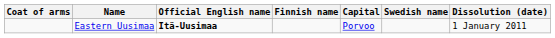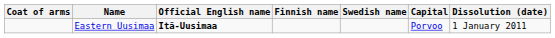columns swapped: (416, 12) <-> (361, 12)
